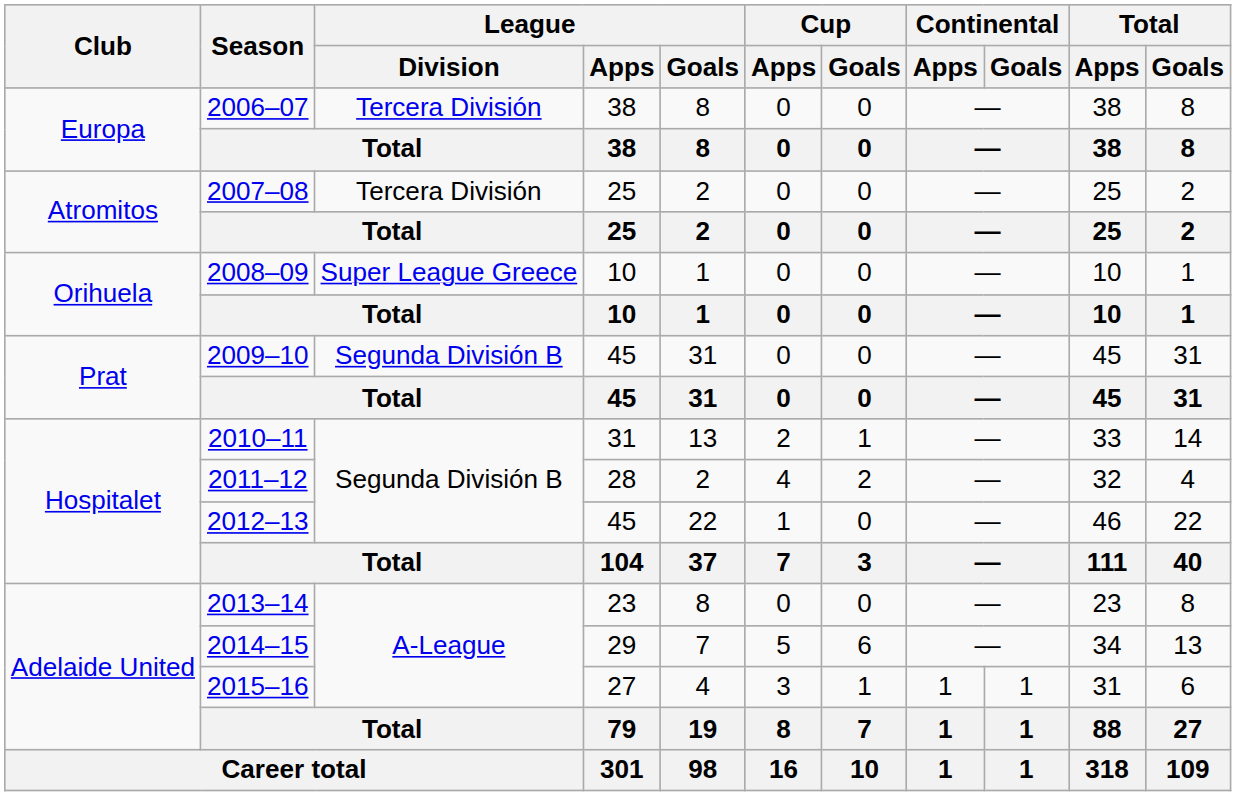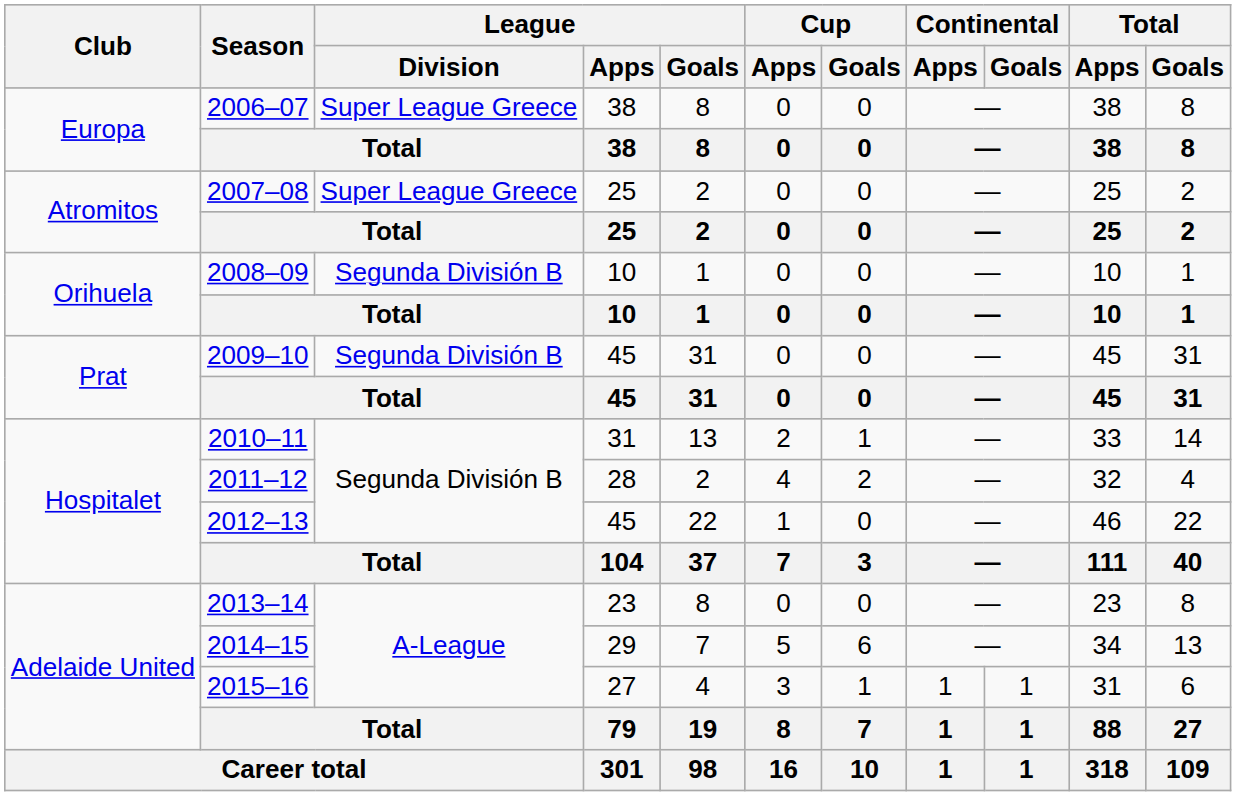(449, 107) Tercera División -> (449, 107) Super League Greece
(449, 190) Tercera División -> (449, 190) Super League Greece
(449, 273) Super League Greece -> (449, 273) Segunda División B
